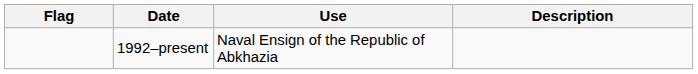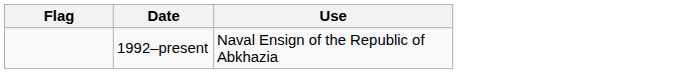- column: (573, 16)
